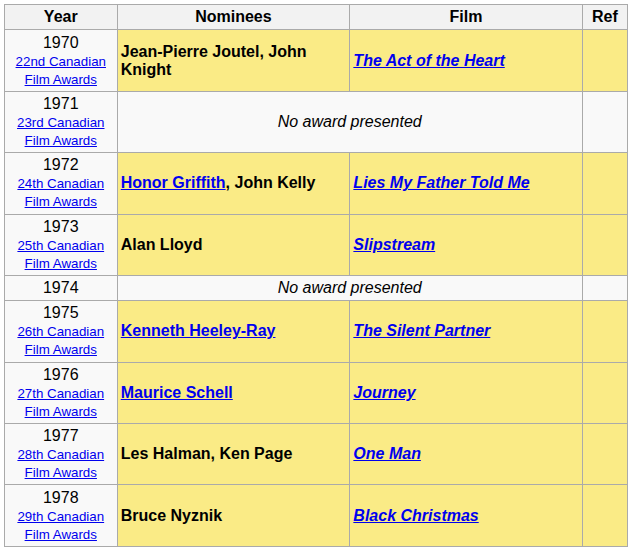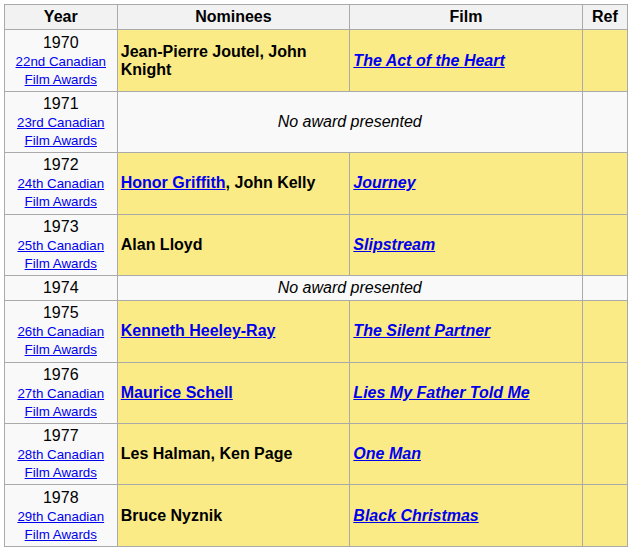(442, 183) Lies My Father Told Me -> (384, 183) Journey
(384, 392) Journey -> (442, 392) Lies My Father Told Me
